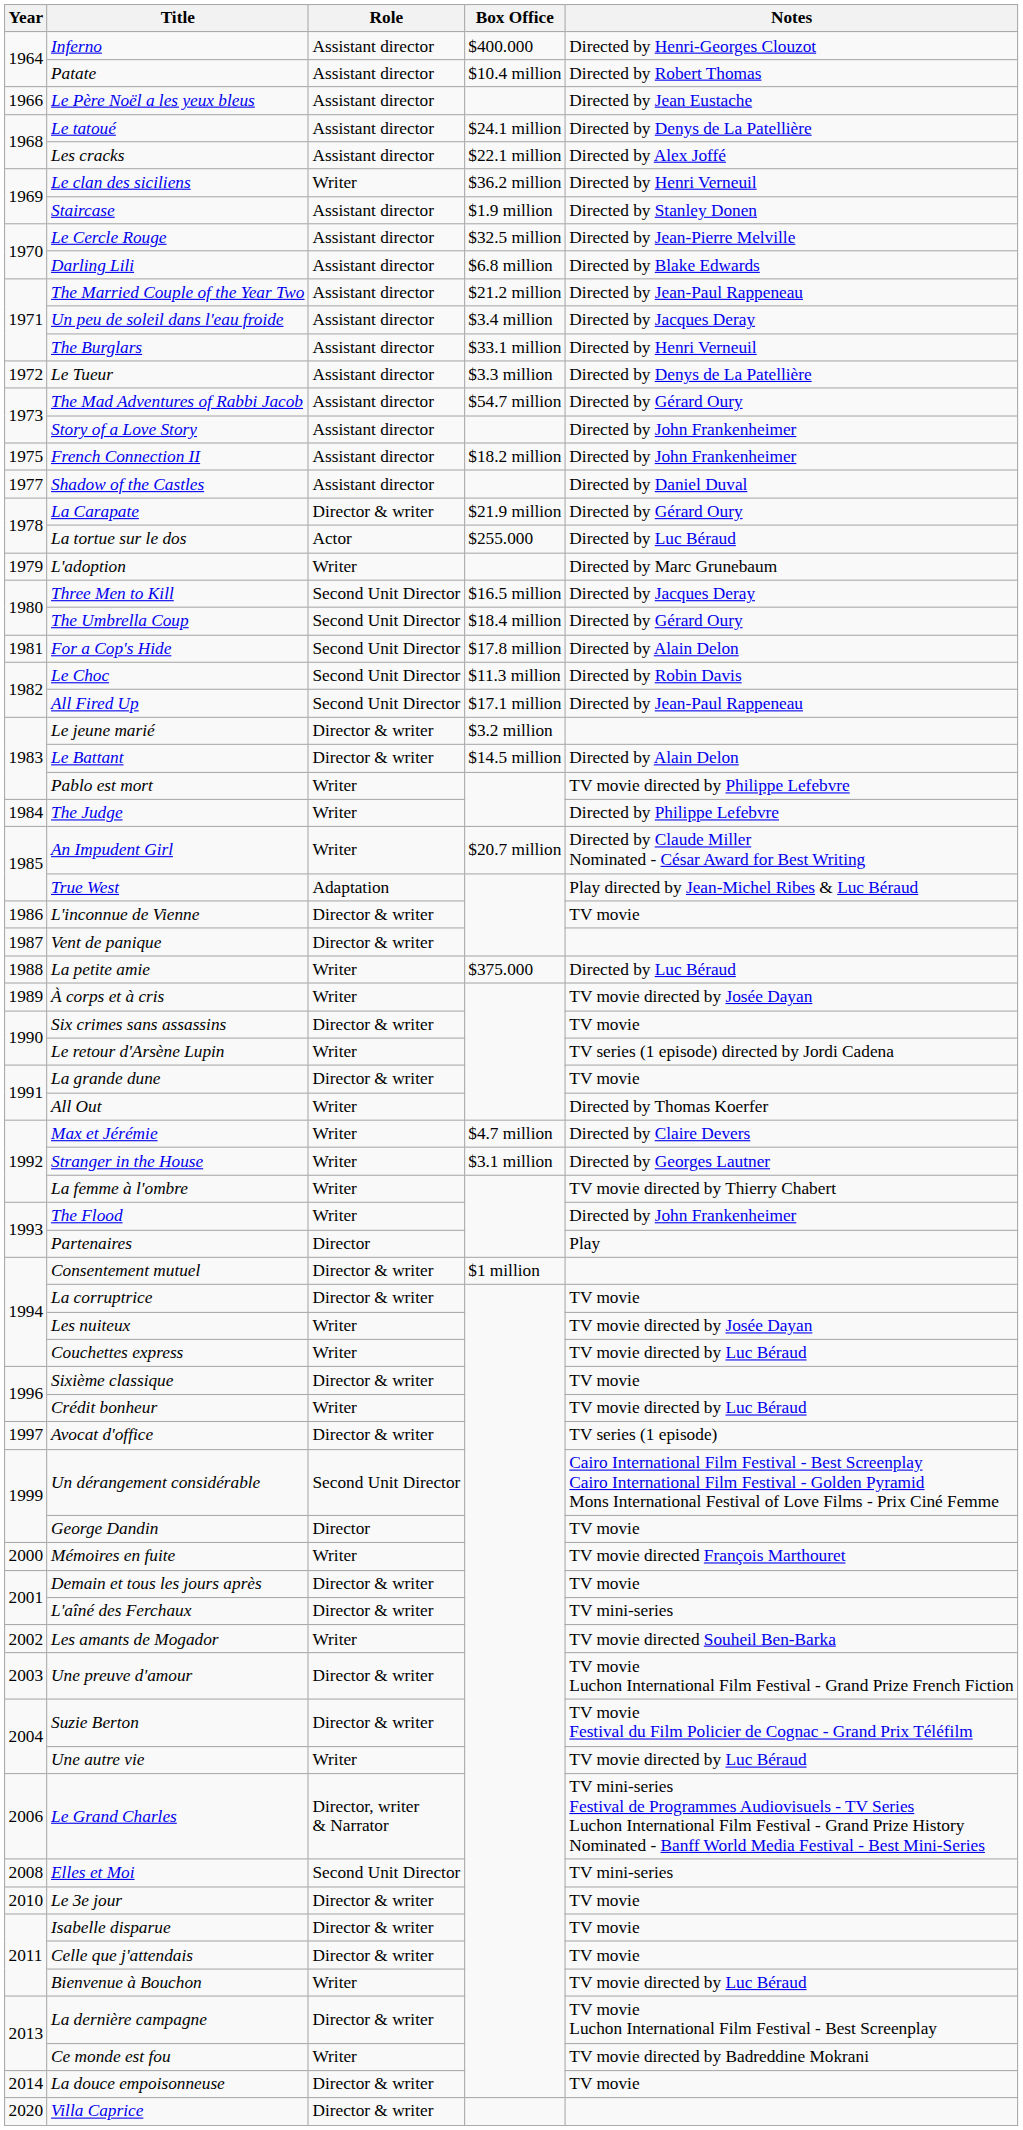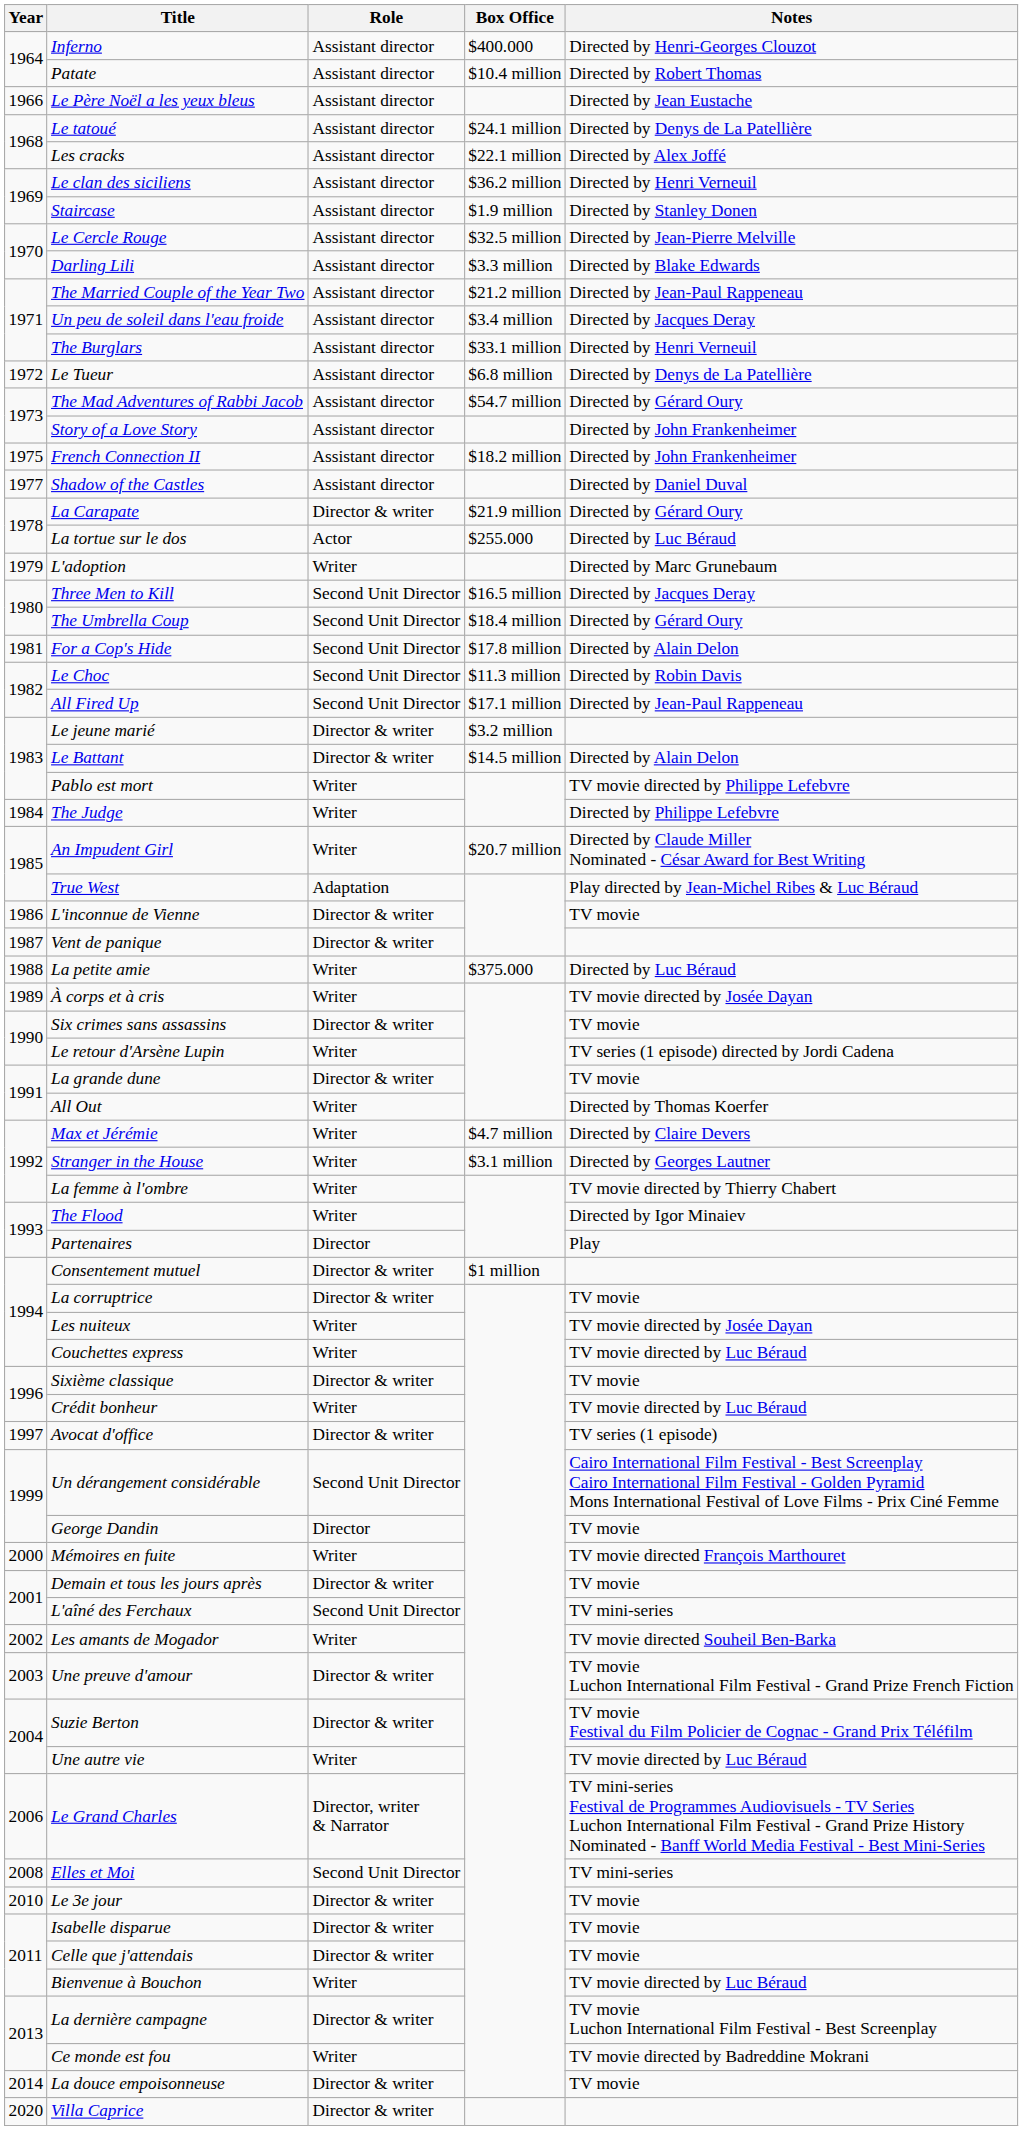(335, 182) Writer -> (373, 182) Assistant director
(510, 264) $6.8 million -> (510, 264) $3.3 million
(510, 374) $3.3 million -> (510, 374) $6.8 million
(683, 1216) Directed by John Frankenheimer -> (657, 1216) Directed by Igor Minaiev
(373, 1611) Director & writer -> (386, 1611) Second Unit Director
